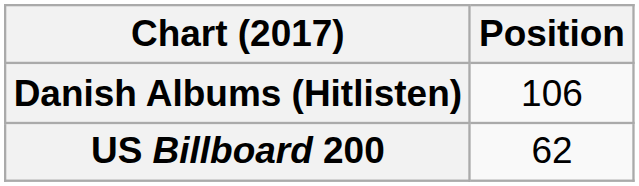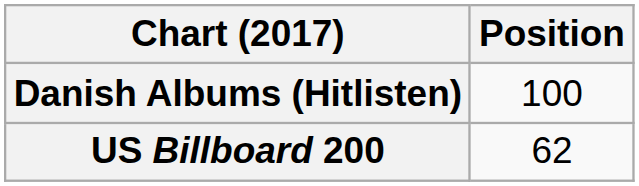(552, 92) 106 -> (552, 92) 100
